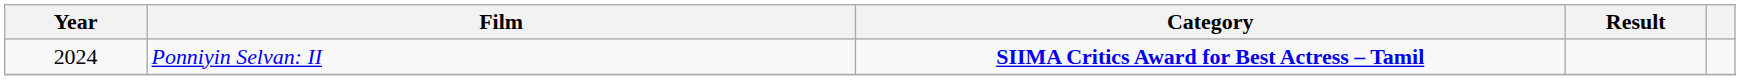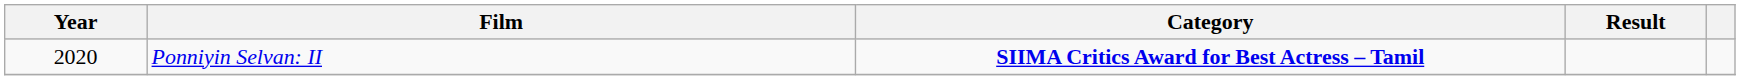(76, 56) 2024 -> (76, 56) 2020
